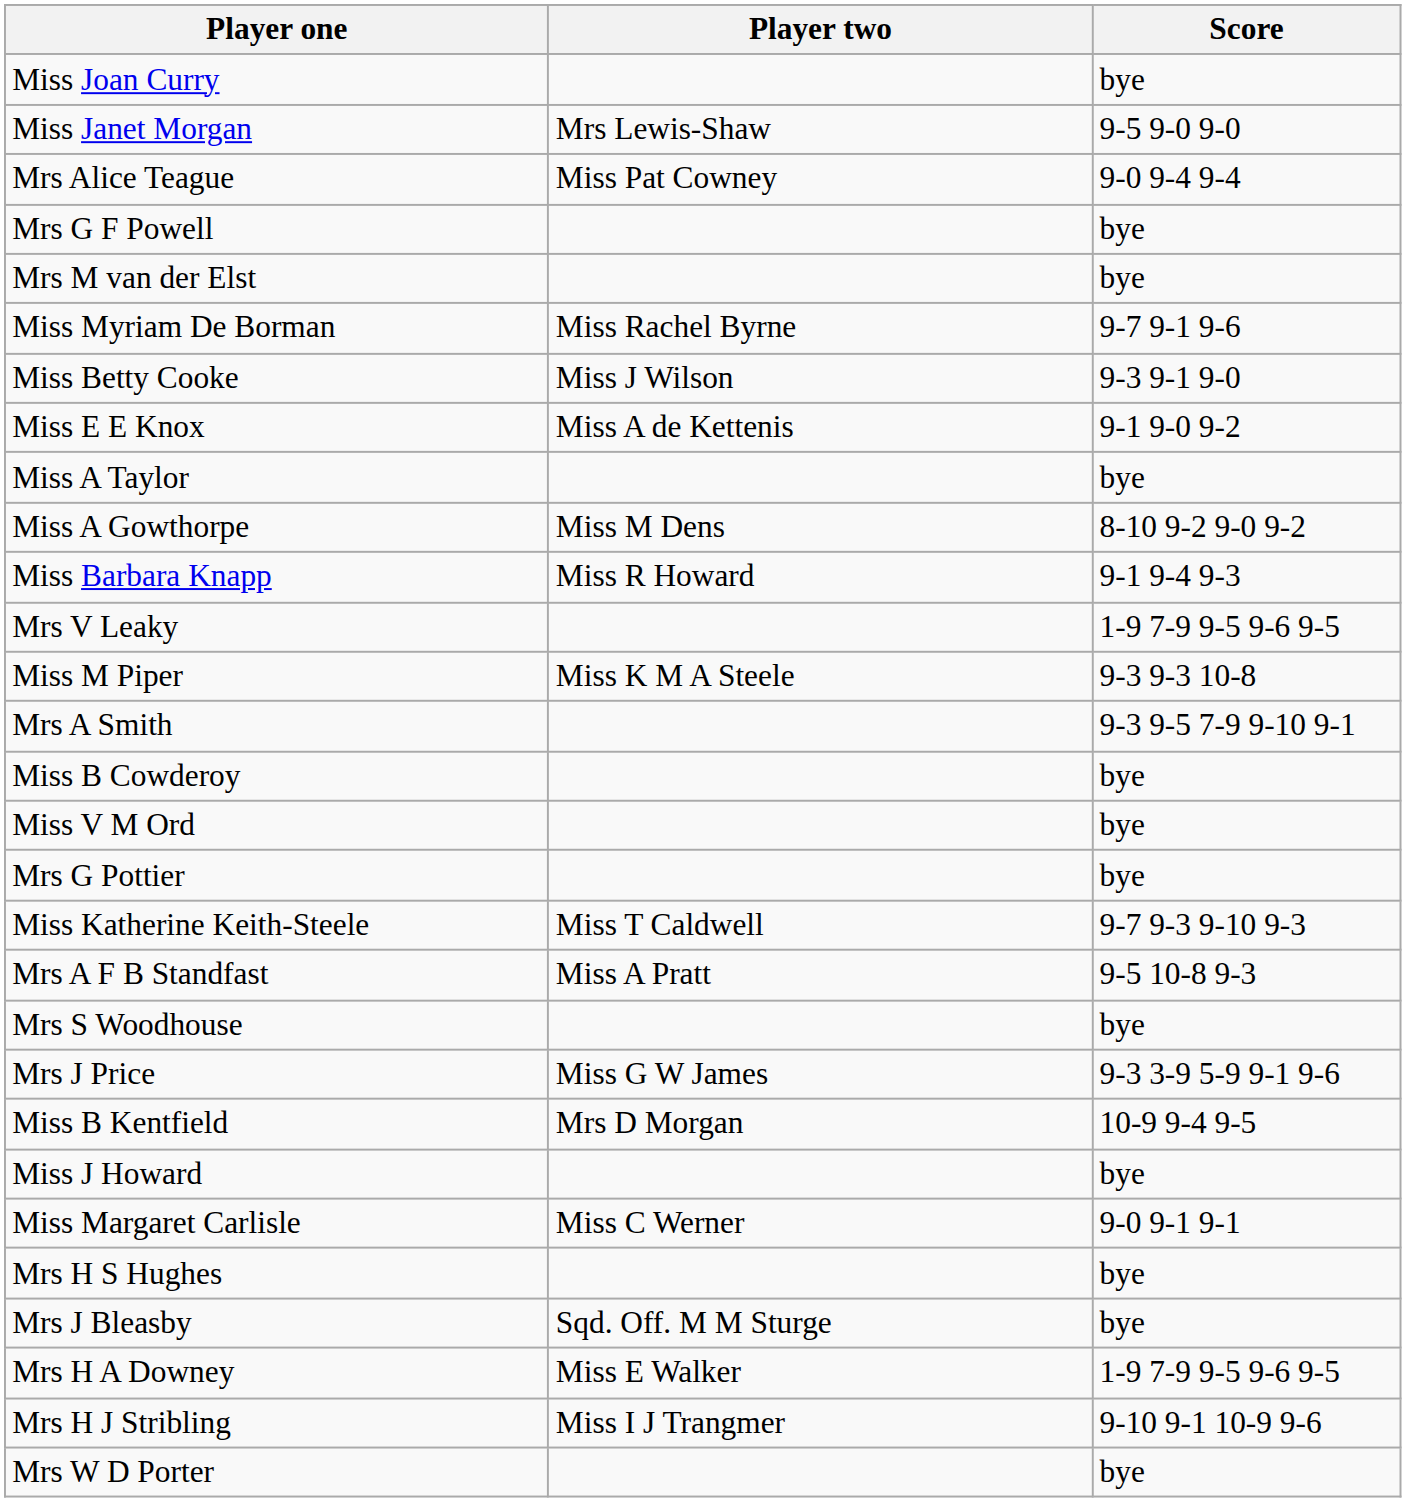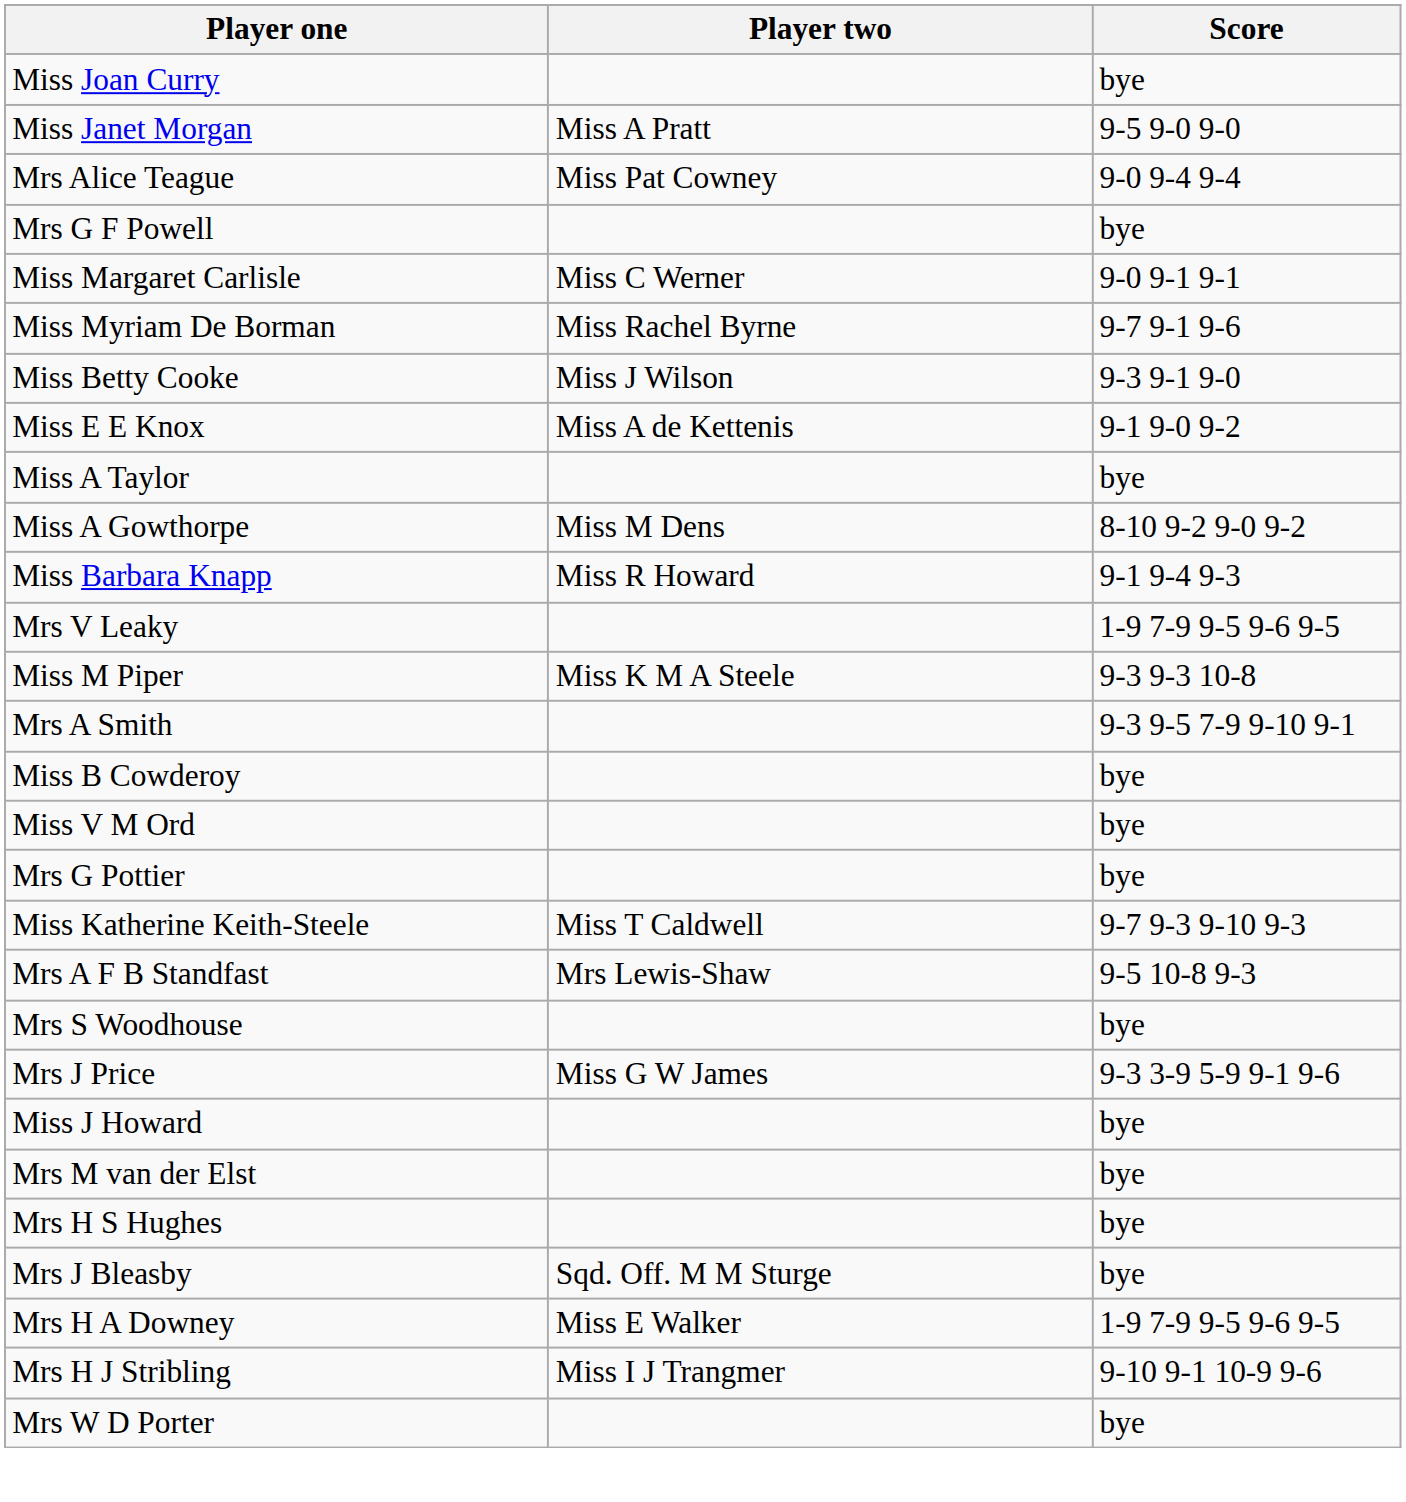(663, 128) Mrs Lewis-Shaw -> (633, 128) Miss A Pratt
rows swapped: (156, 1223) <-> (134, 278)
(633, 974) Miss A Pratt -> (663, 974) Mrs Lewis-Shaw
- row: (120, 1123)
